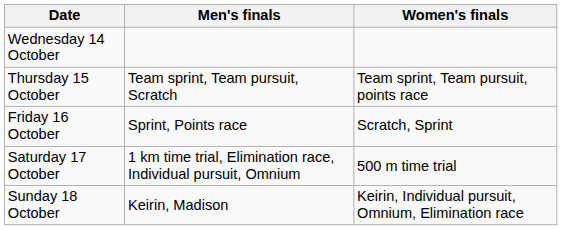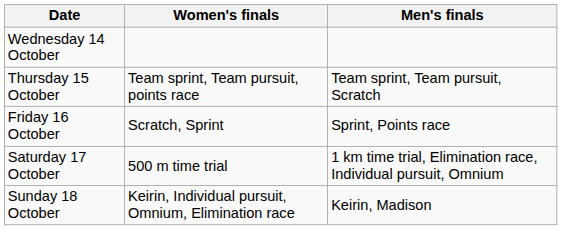columns swapped: (239, 16) <-> (455, 16)
